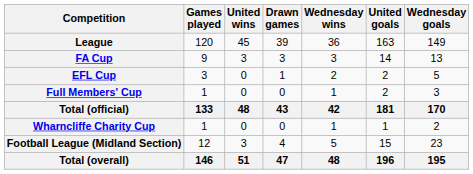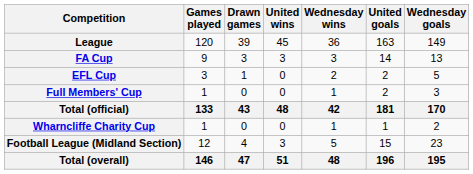columns swapped: (244, 19) <-> (282, 19)
